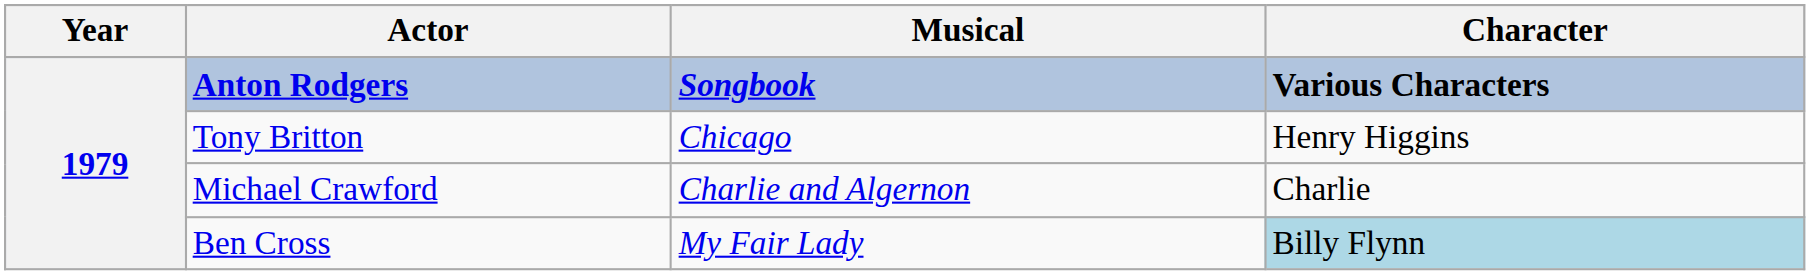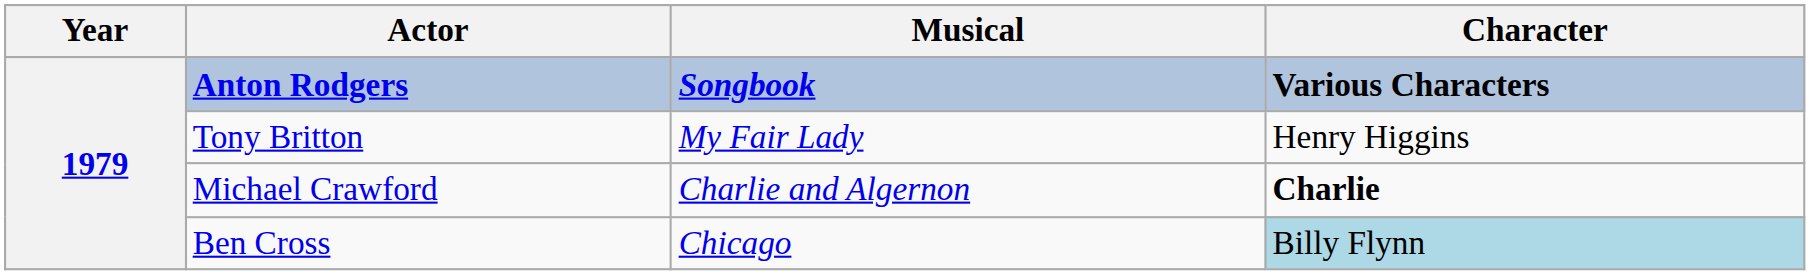(735, 136) Chicago -> (771, 136) My Fair Lady
(1322, 189) normal -> (1326, 189) bold
(771, 242) My Fair Lady -> (735, 242) Chicago
